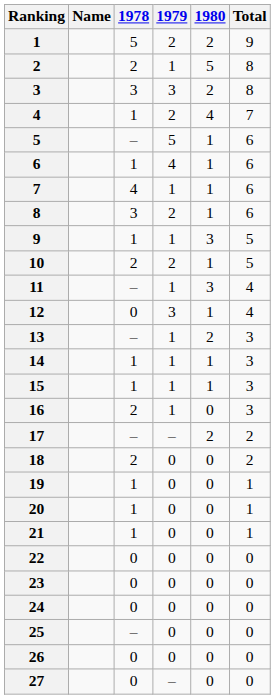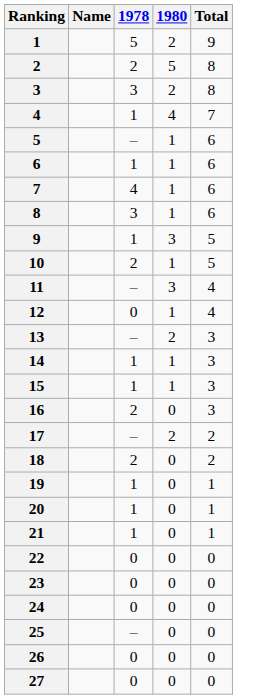- column: (172, 16)
